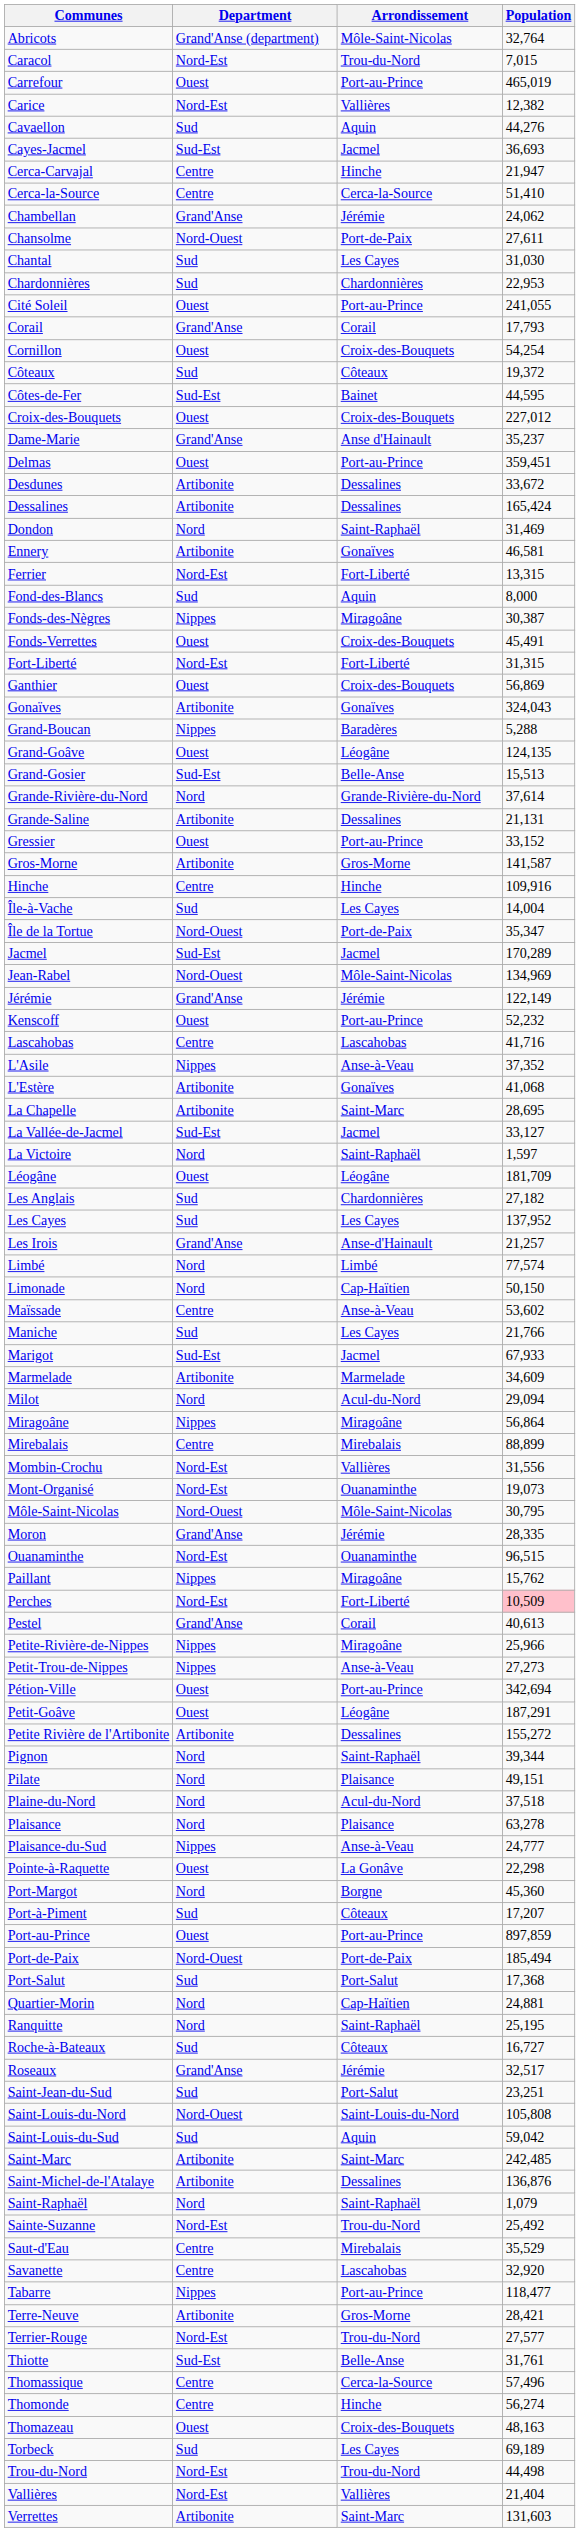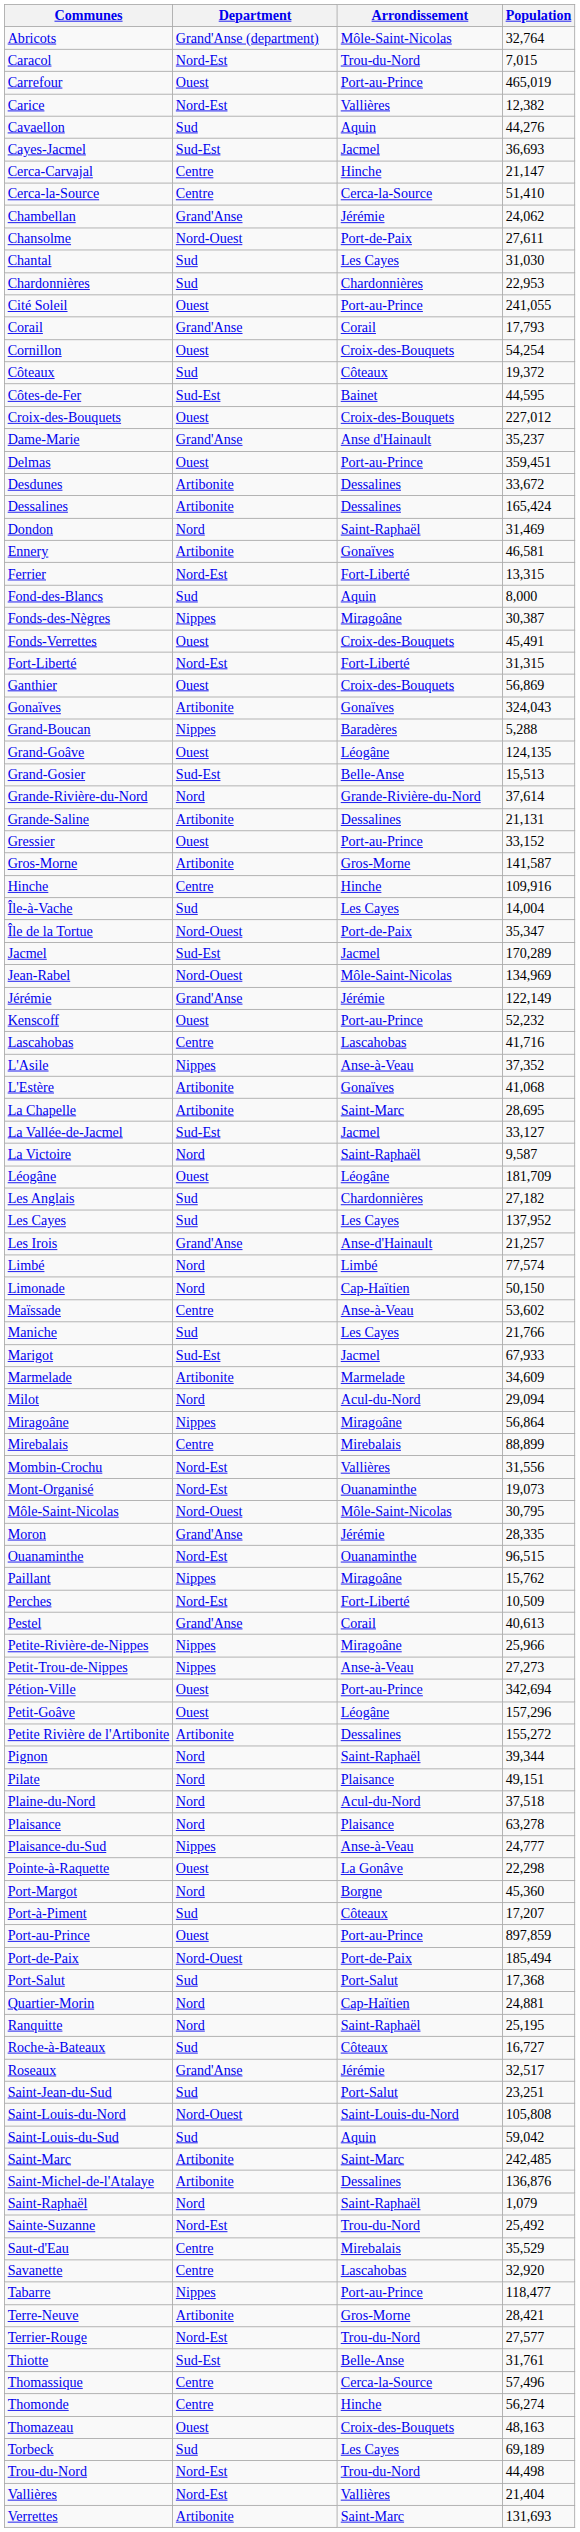(525, 171) 21,947 -> (525, 171) 21,147
(521, 1154) 1,597 -> (521, 1154) 9,587
(525, 1601) pink background -> (525, 1601) no background
(529, 1712) 187,291 -> (529, 1712) 157,296
(529, 2516) 131,603 -> (529, 2516) 131,693
